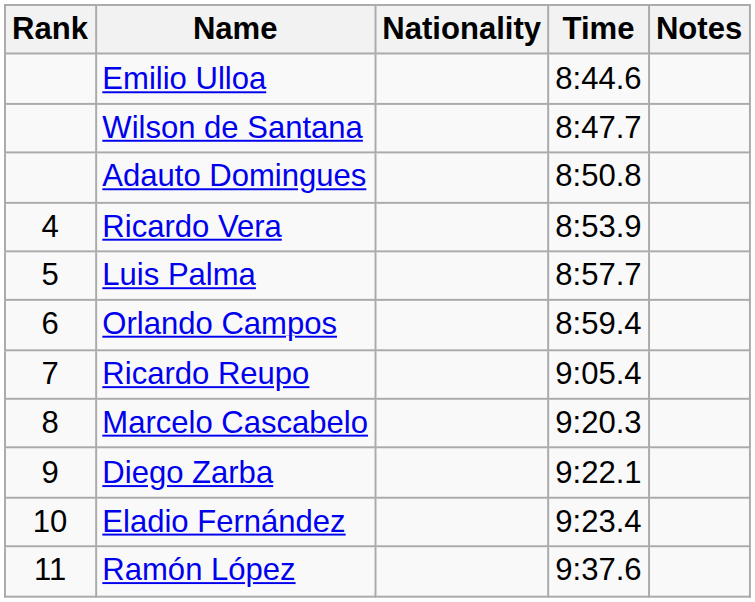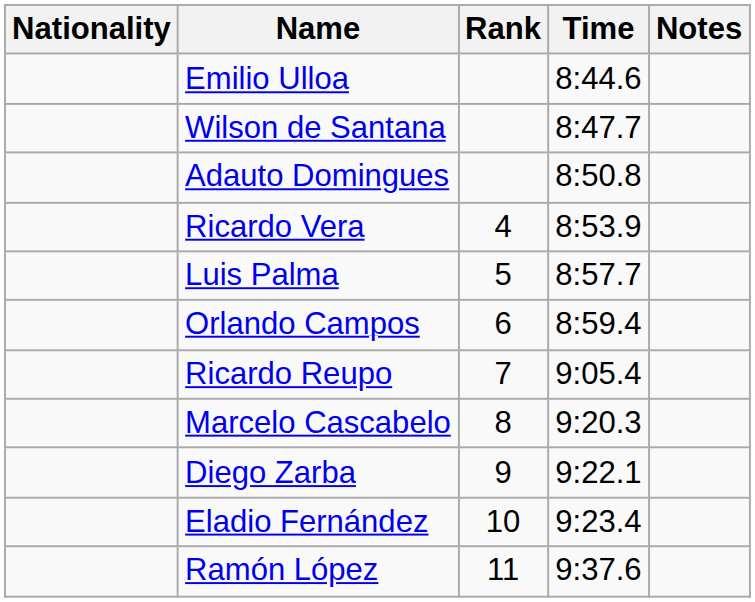columns swapped: (50, 29) <-> (462, 29)
